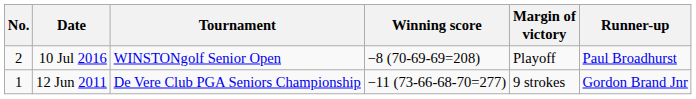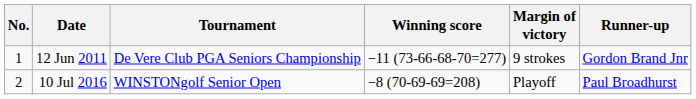rows swapped: (71, 82) <-> (73, 58)
